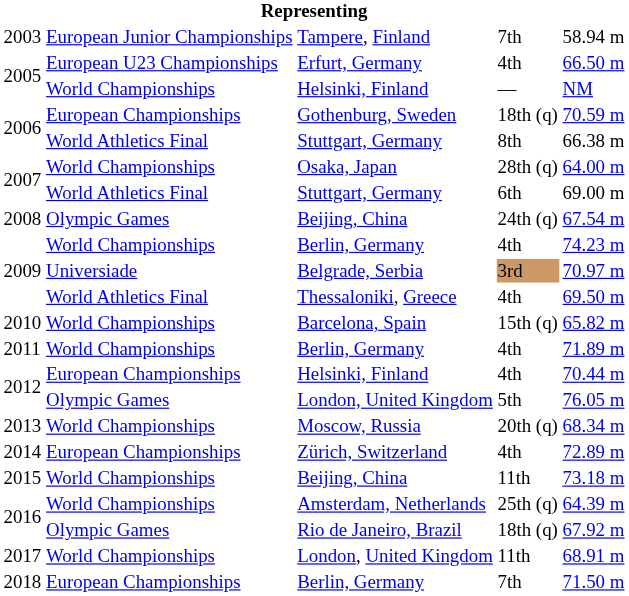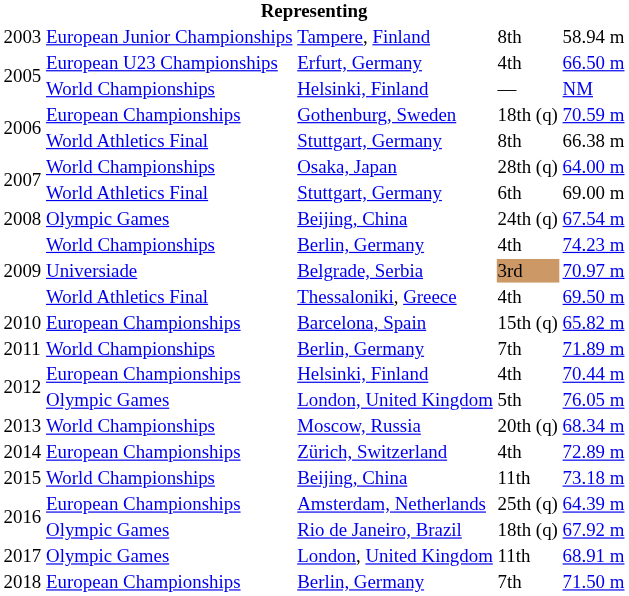(510, 37) 7th -> (510, 37) 8th
(130, 322) World Championships -> (143, 322) European Championships
(510, 348) 4th -> (510, 348) 7th
(130, 504) World Championships -> (143, 504) European Championships
(130, 556) World Championships -> (108, 556) Olympic Games
